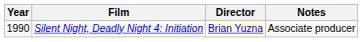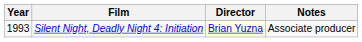(18, 28) 1990 -> (18, 28) 1993
